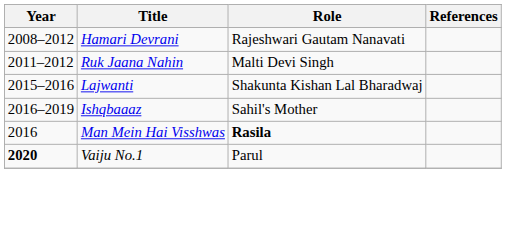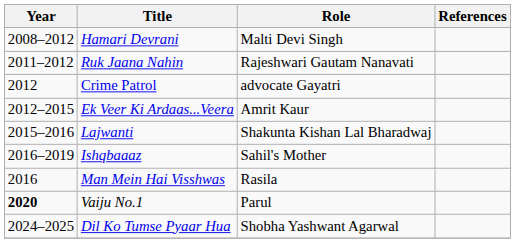(318, 39) Rajeshwari Gautam Nanavati -> (292, 39) Malti Devi Singh
(283, 62) Malti Devi Singh -> (327, 62) Rajeshwari Gautam Nanavati
+ row: (119, 86)
+ row: (157, 109)
(251, 132) bold -> (259, 179) normal
+ row: (156, 226)
